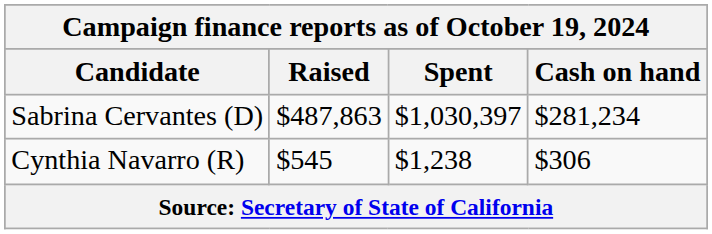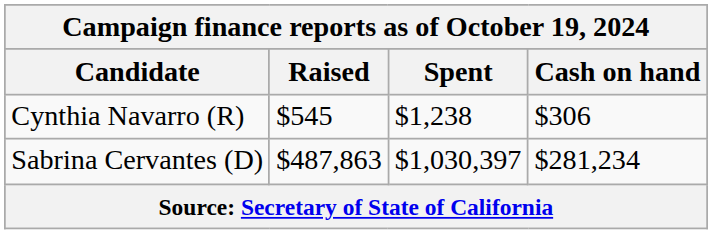rows swapped: (137, 116) <-> (128, 160)
